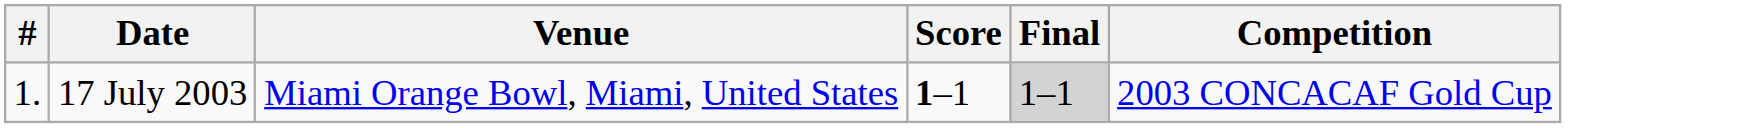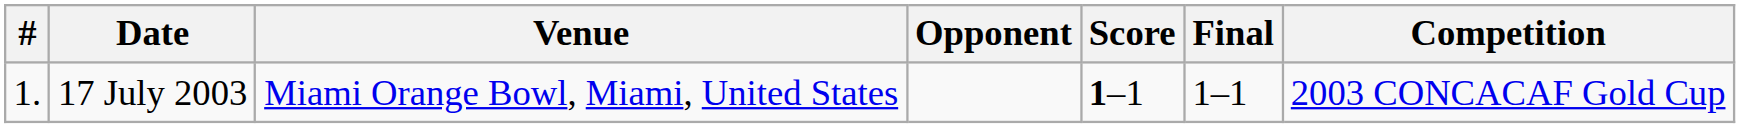+ column: (993, 33)
(1046, 91) lightgrey background -> (1220, 91) no background
